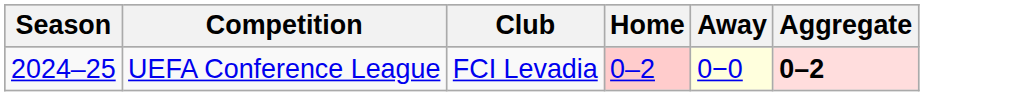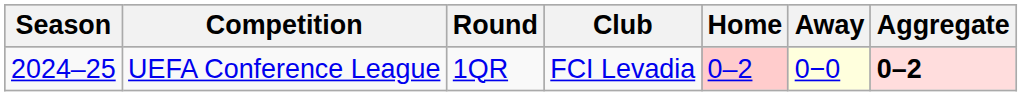+ column: (495, 25)
